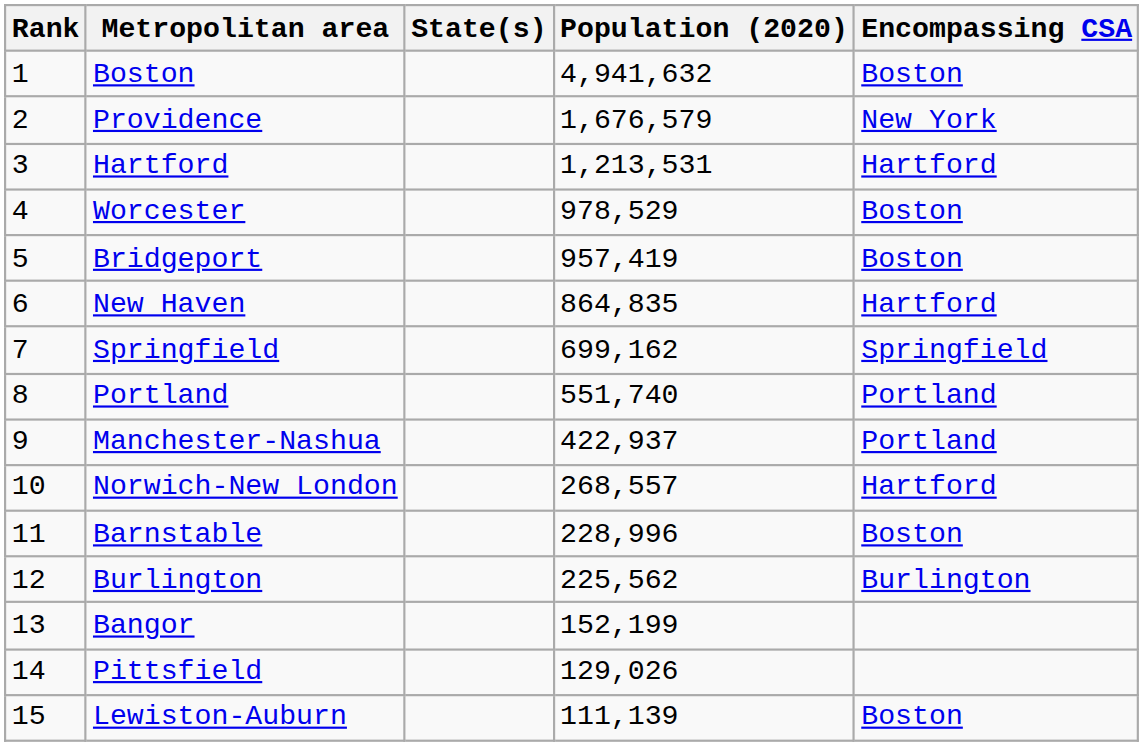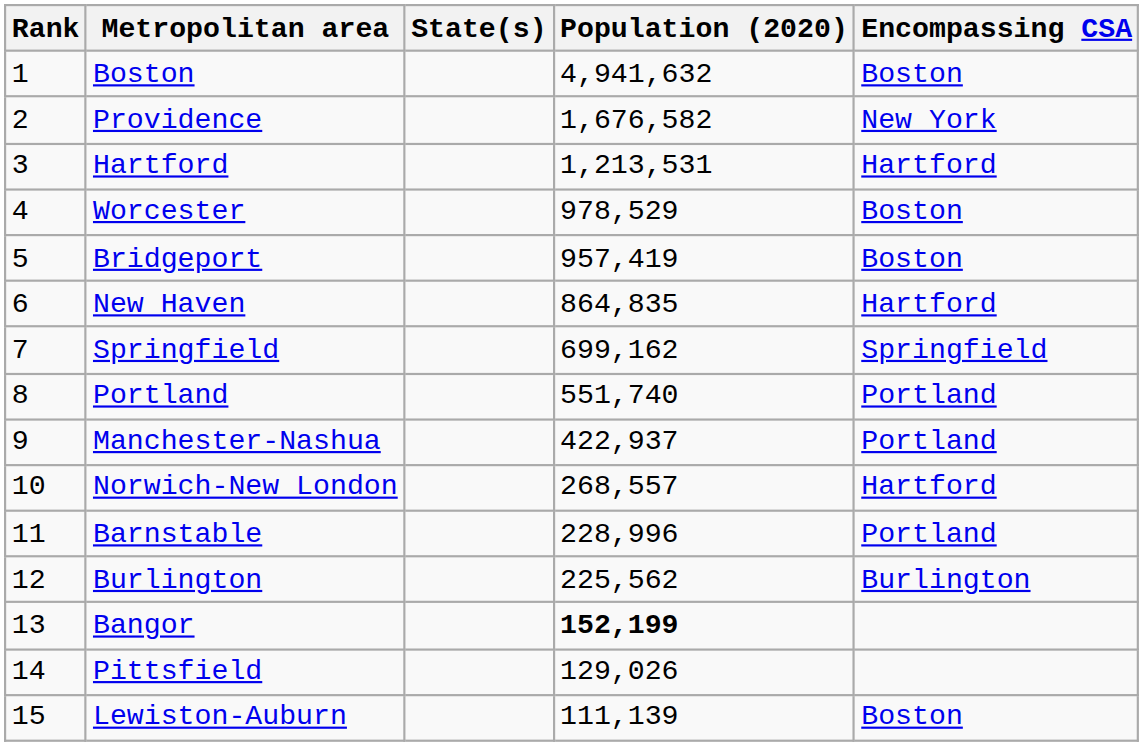(636, 120) 1,676,579 -> (636, 120) 1,676,582
(912, 534) Boston -> (929, 534) Portland
(619, 626) normal -> (619, 626) bold
